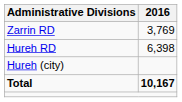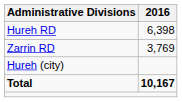rows swapped: (31, 48) <-> (31, 30)
